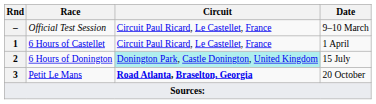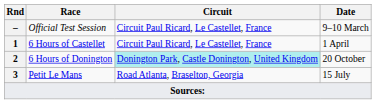(336, 59) 15 July -> (344, 59) 20 October
(185, 74) bold -> (180, 74) normal
(344, 74) 20 October -> (336, 74) 15 July
